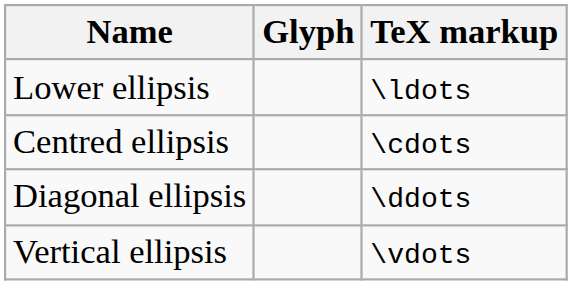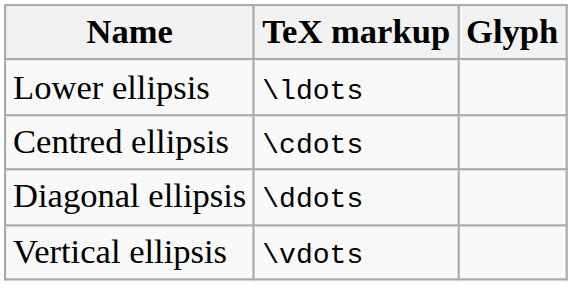columns swapped: (308, 31) <-> (464, 31)
